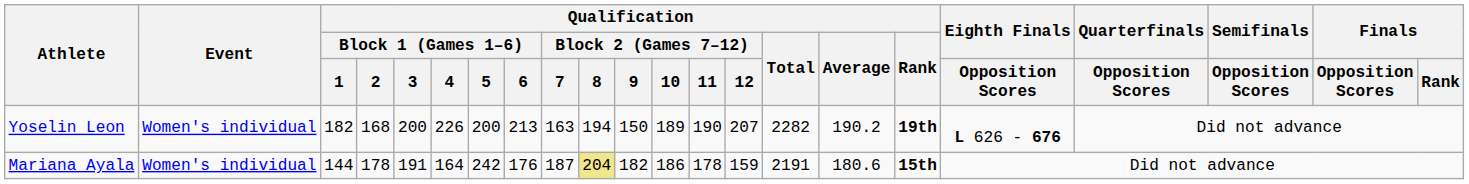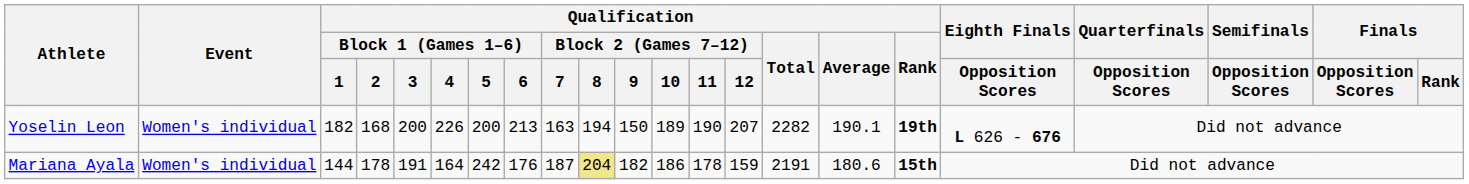(857, 128) 190.2 -> (857, 128) 190.1
